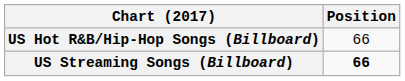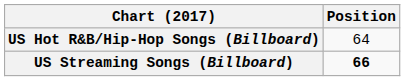(361, 40) 66 -> (361, 40) 64
